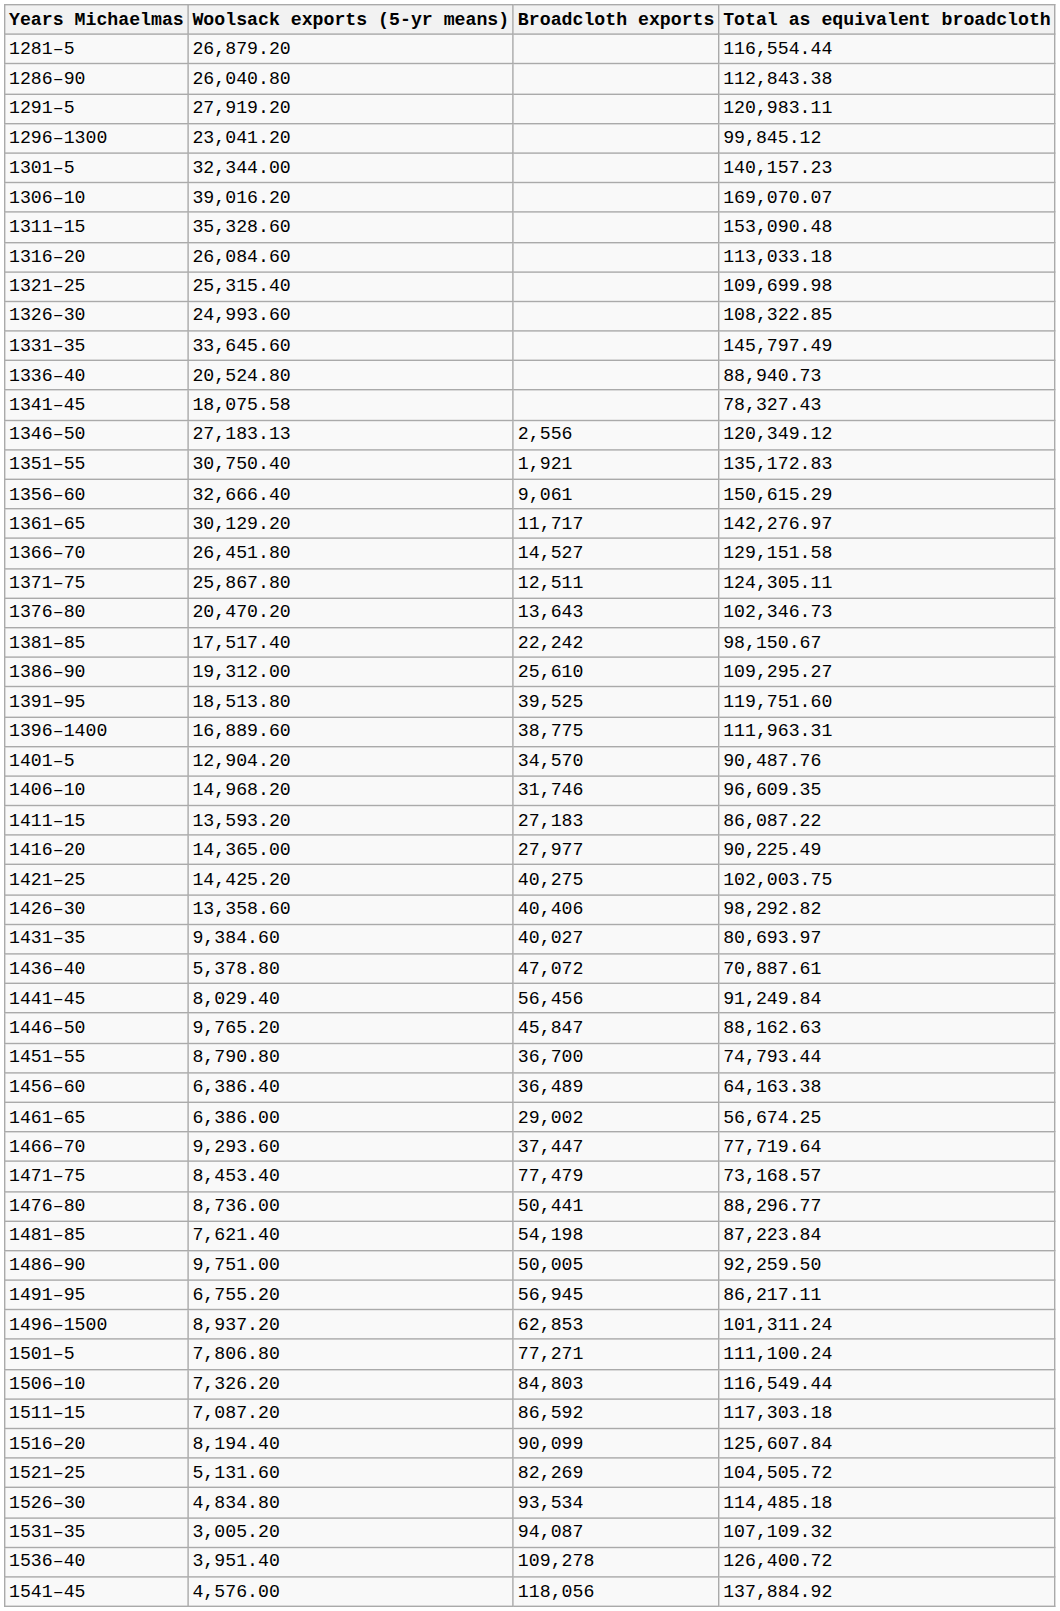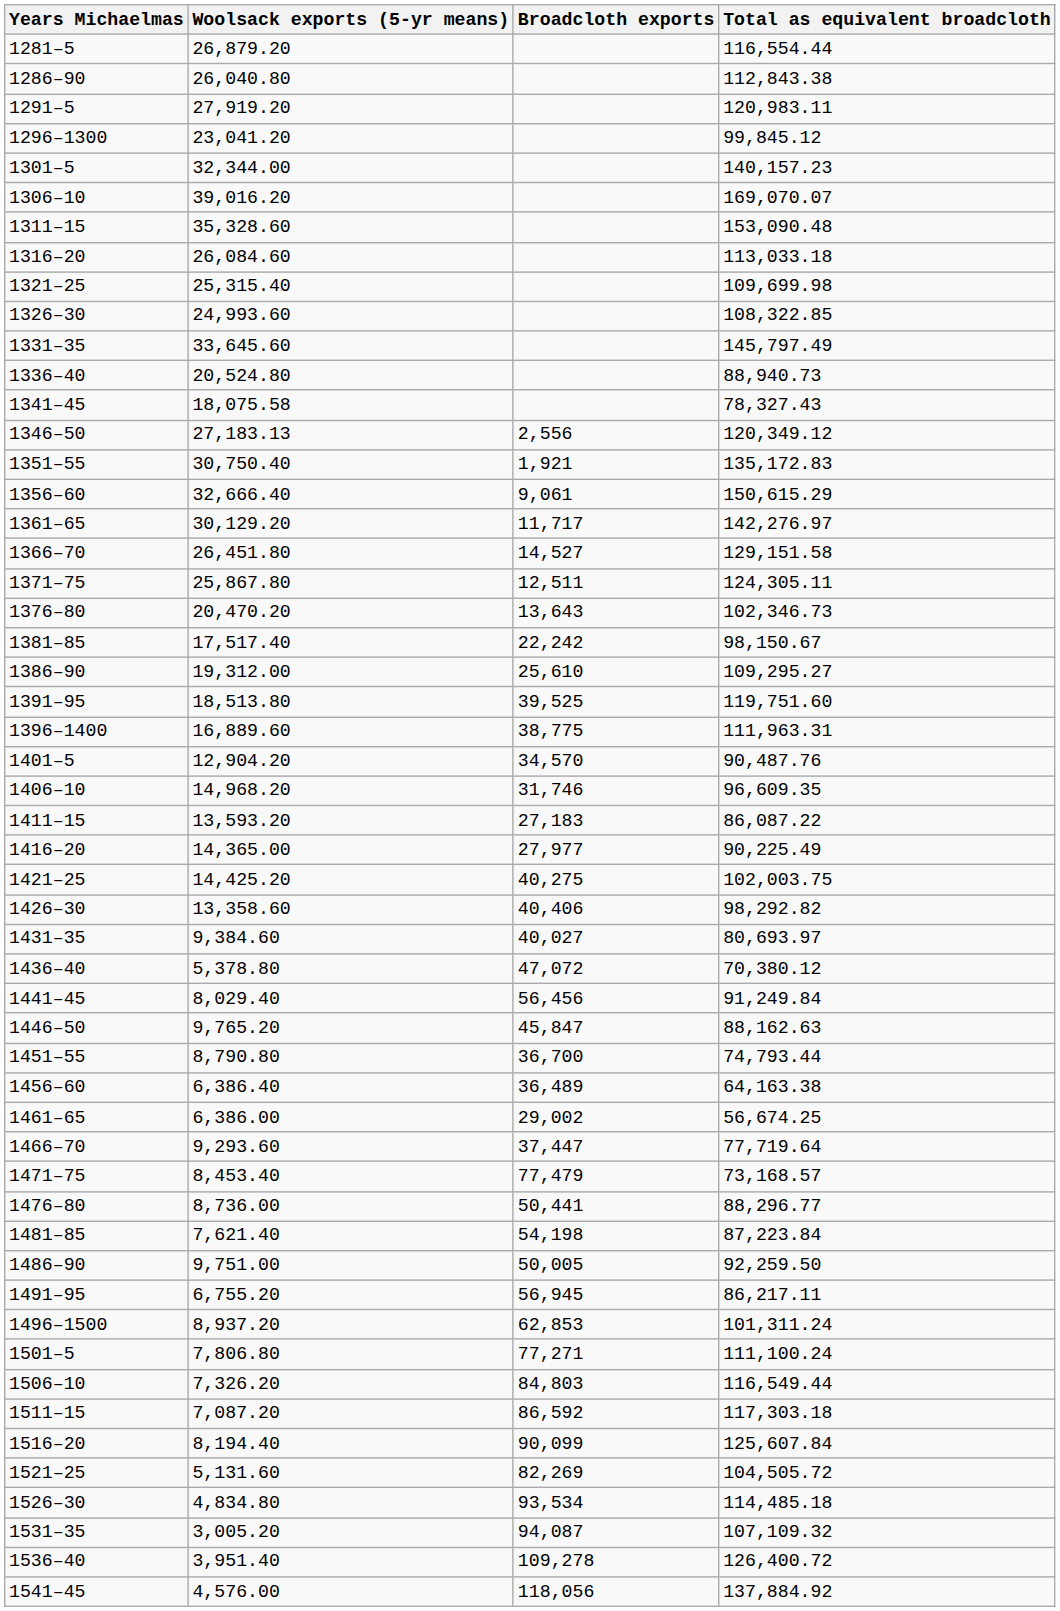(772, 969) 70,887.61 -> (772, 969) 70,380.12
